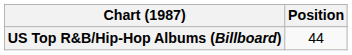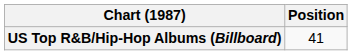(316, 38) 44 -> (316, 38) 41
